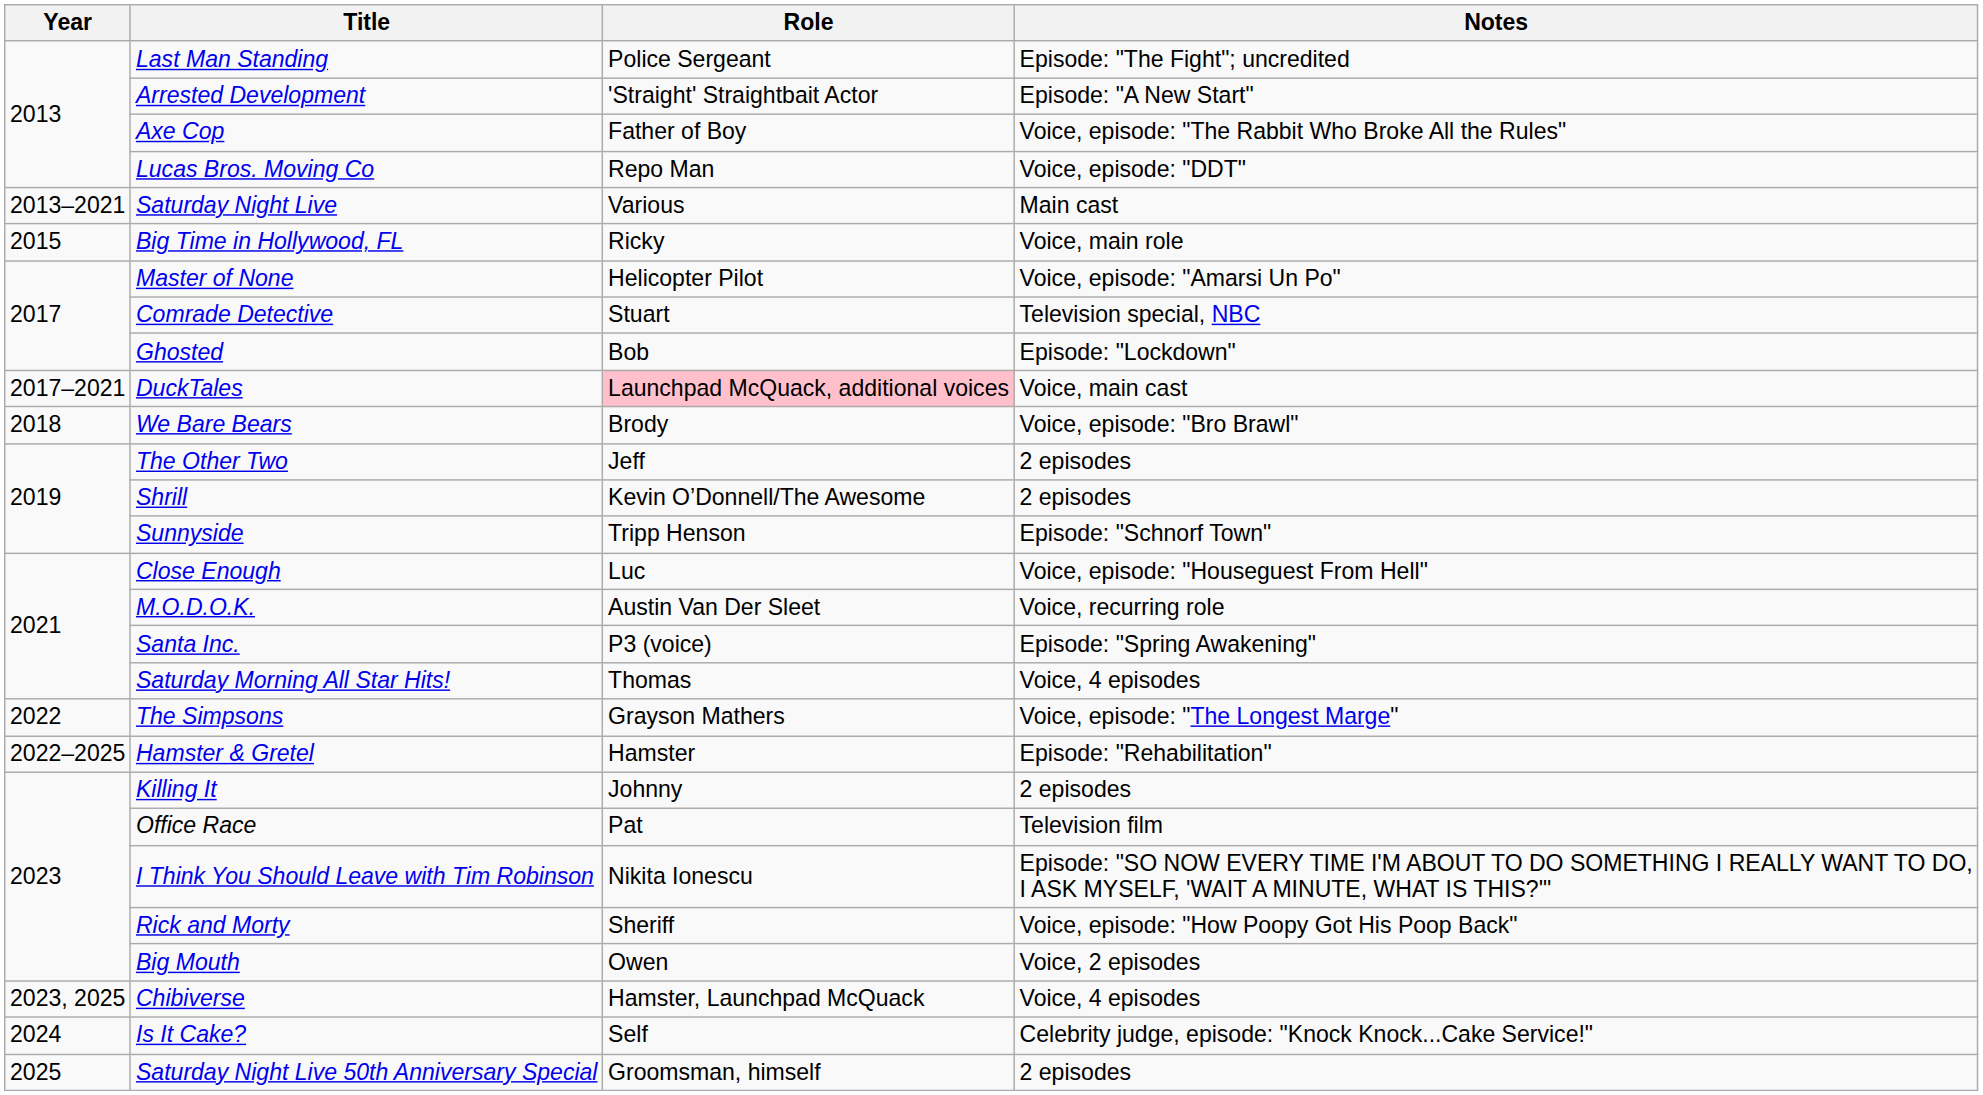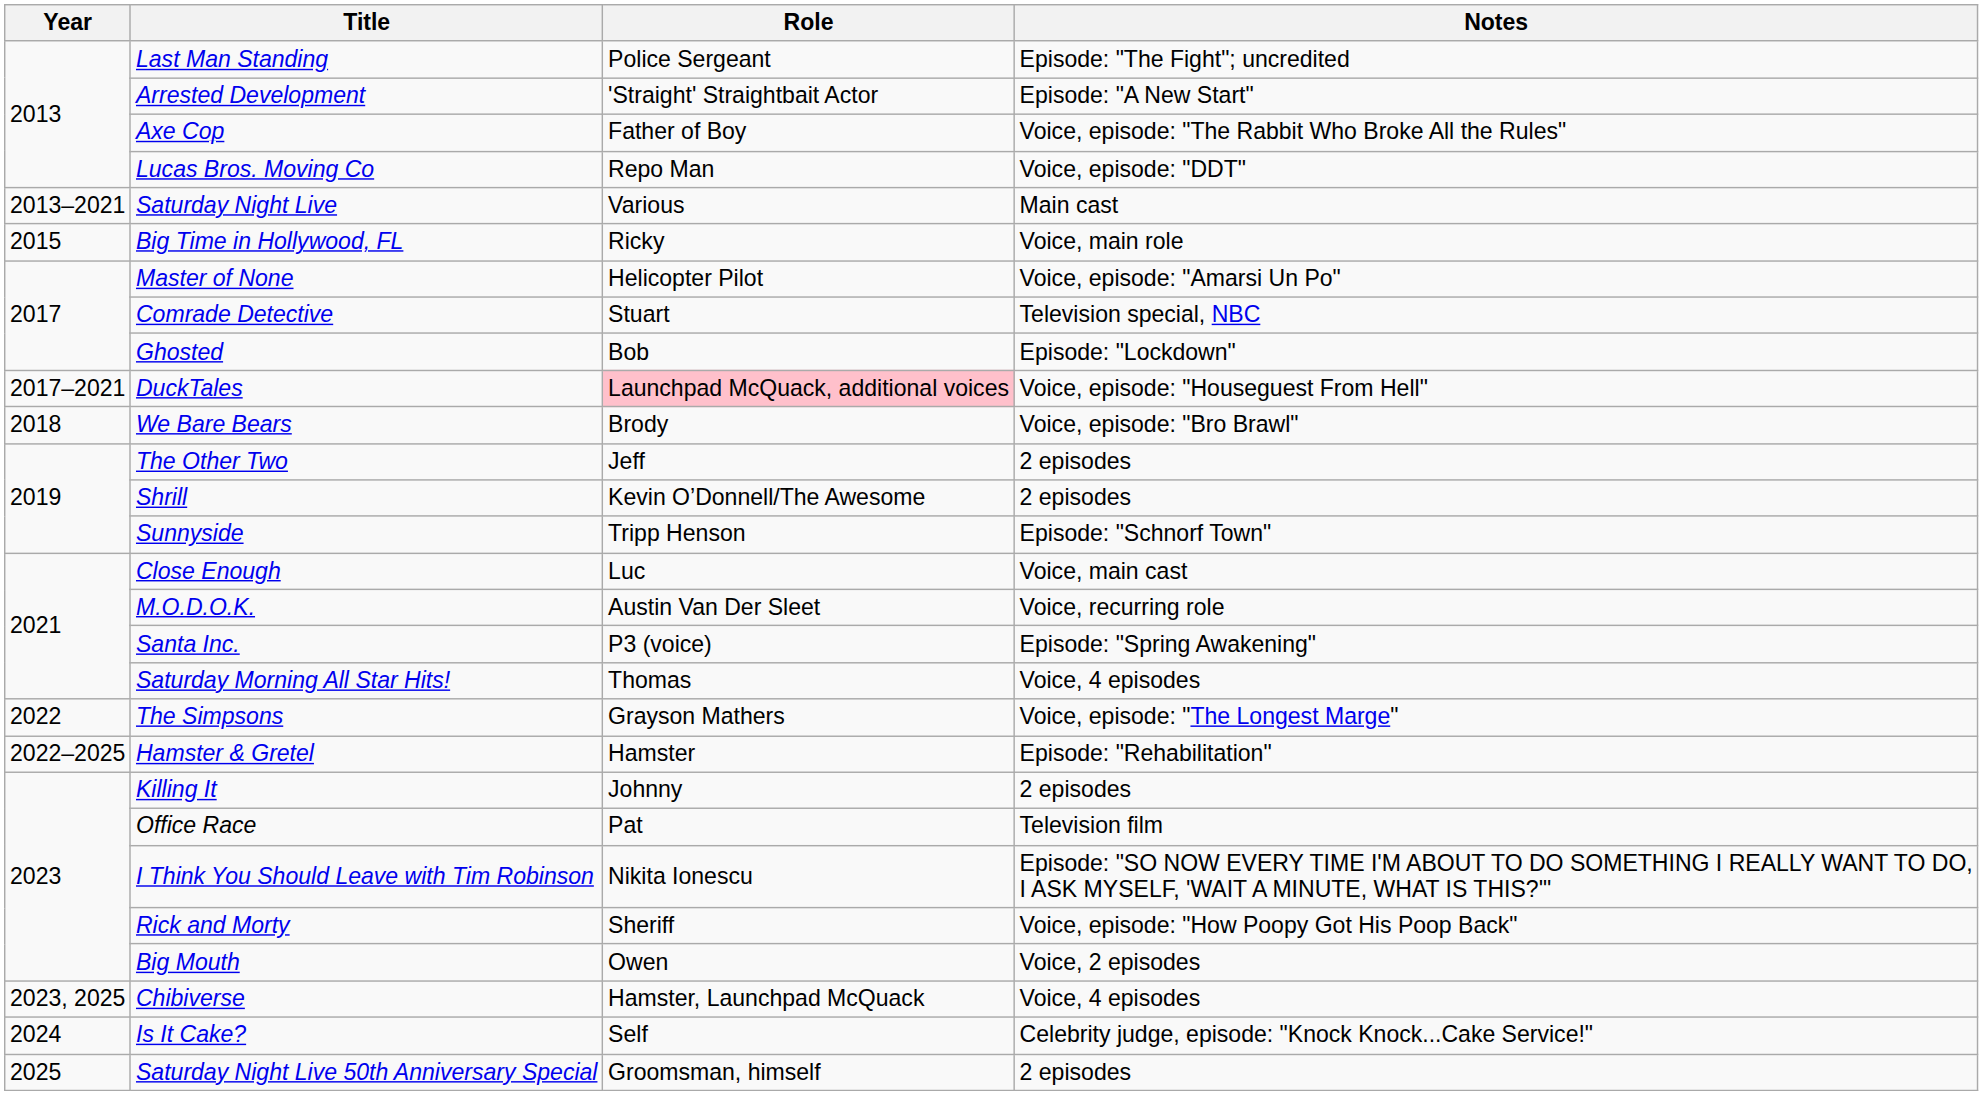(1103, 388) Voice, main cast -> (1224, 388) Voice, episode: "Houseguest From Hell"
(1224, 570) Voice, episode: "Houseguest From Hell" -> (1103, 570) Voice, main cast
